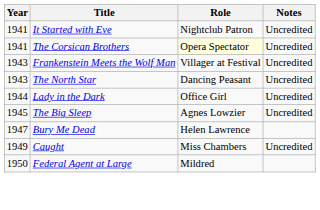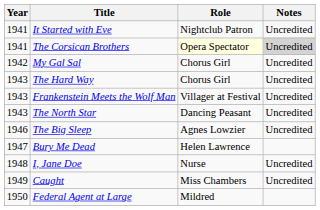(289, 46) no background -> (289, 46) lightgrey background
+ row: (57, 63)
+ row: (63, 79)
- row: (69, 96)
(17, 113) 1945 -> (17, 130) 1946
+ row: (57, 163)
